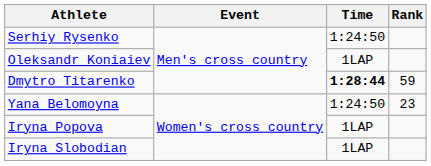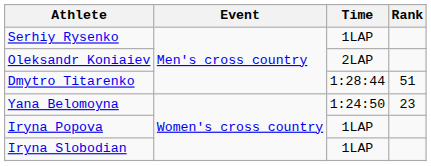(357, 38) 1:24:50 -> (357, 38) 1LAP
(357, 60) 1LAP -> (357, 60) 2LAP
(357, 82) bold -> (357, 82) normal
(407, 82) 59 -> (407, 82) 51
